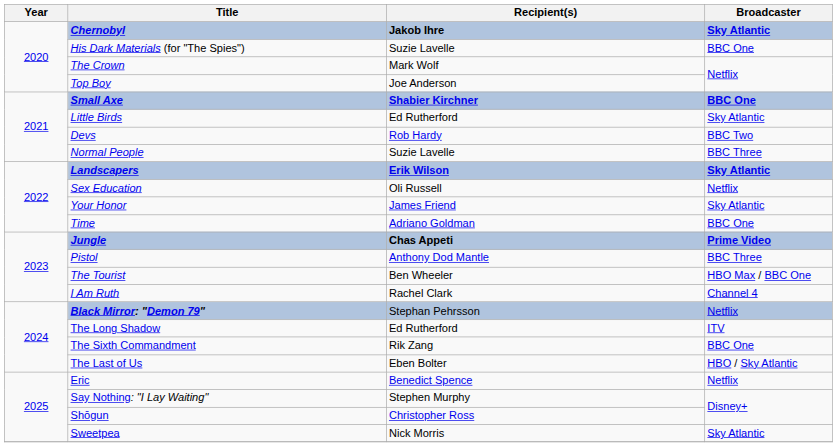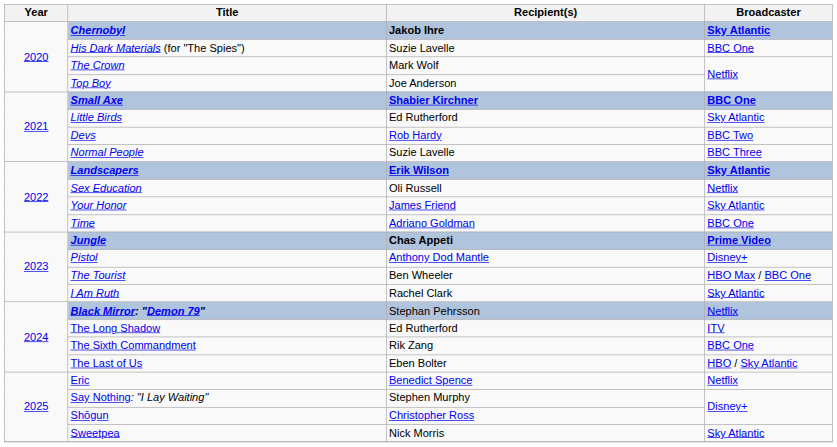(735, 258) BBC Three -> (727, 258) Disney+
(733, 293) Channel 4 -> (736, 293) Sky Atlantic
